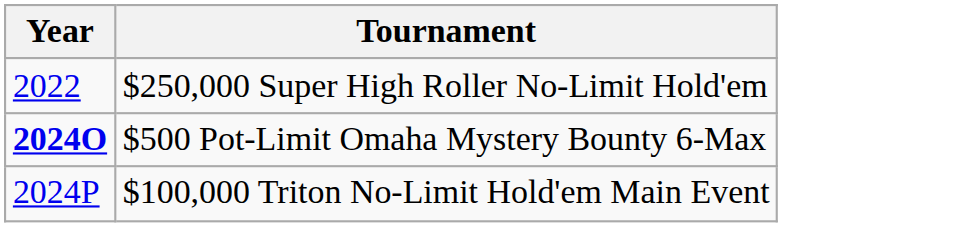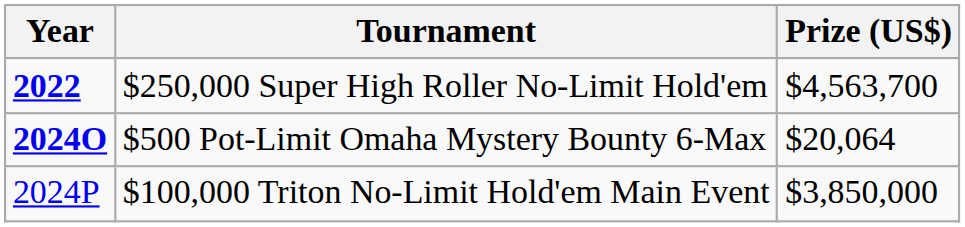+ column: (869, 31)
(47, 85) normal -> (47, 85) bold
